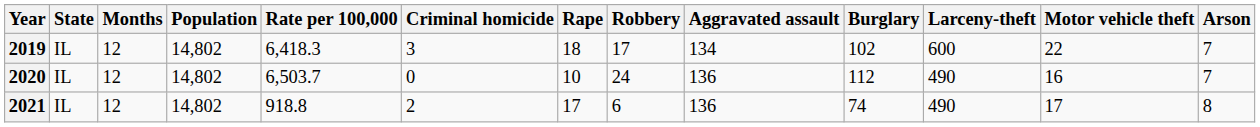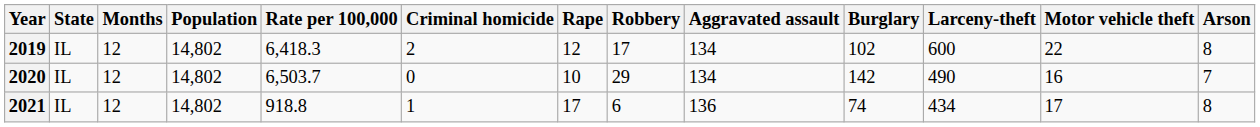(411, 48) 3 -> (411, 48) 2
(571, 48) 18 -> (571, 48) 12
(1207, 48) 7 -> (1207, 48) 8
(621, 77) 24 -> (621, 77) 29
(702, 77) 136 -> (702, 77) 134
(861, 77) 112 -> (862, 77) 142
(411, 106) 2 -> (411, 106) 1
(942, 106) 490 -> (942, 106) 434
